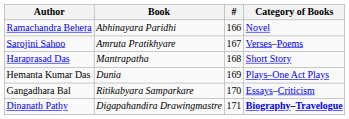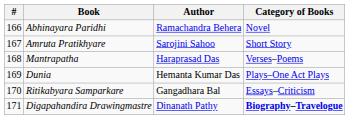columns swapped: (234, 12) <-> (49, 12)
(275, 43) Verses–Poems -> (269, 43) Short Story
(269, 59) Short Story -> (275, 59) Verses–Poems
